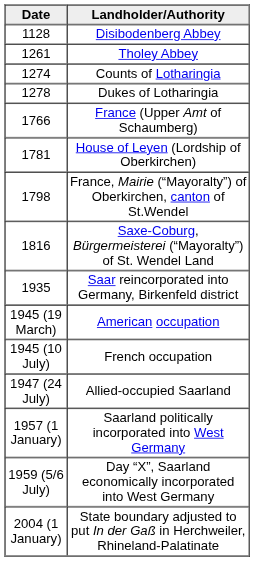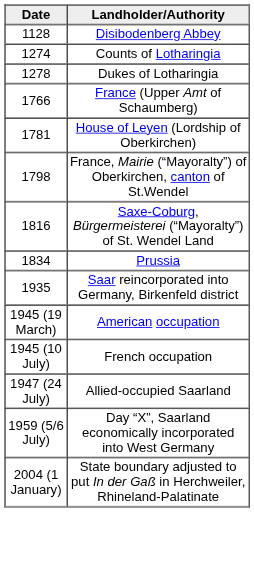- row: (158, 54)
+ row: (158, 260)
- row: (158, 432)
